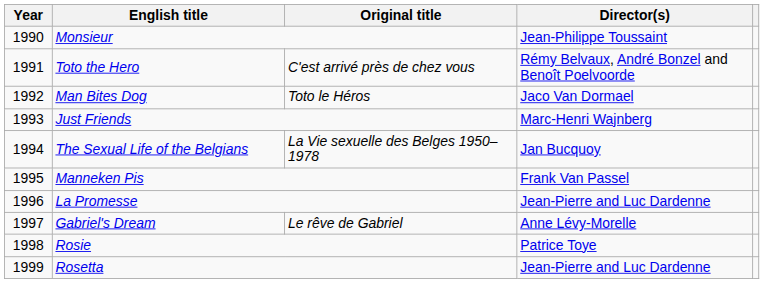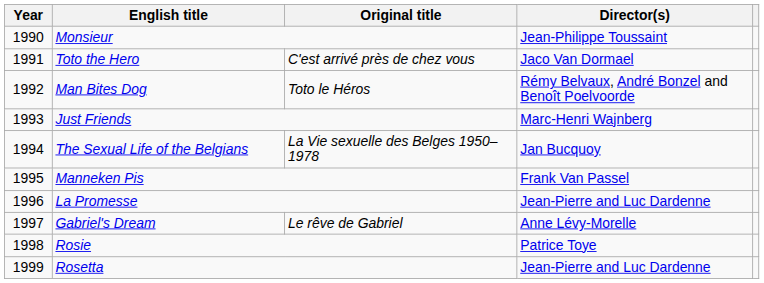(624, 67) Rémy Belvaux, André Bonzel and Benoît Poelvoorde -> (577, 59) Jaco Van Dormael
(577, 97) Jaco Van Dormael -> (624, 89) Rémy Belvaux, André Bonzel and Benoît Poelvoorde
